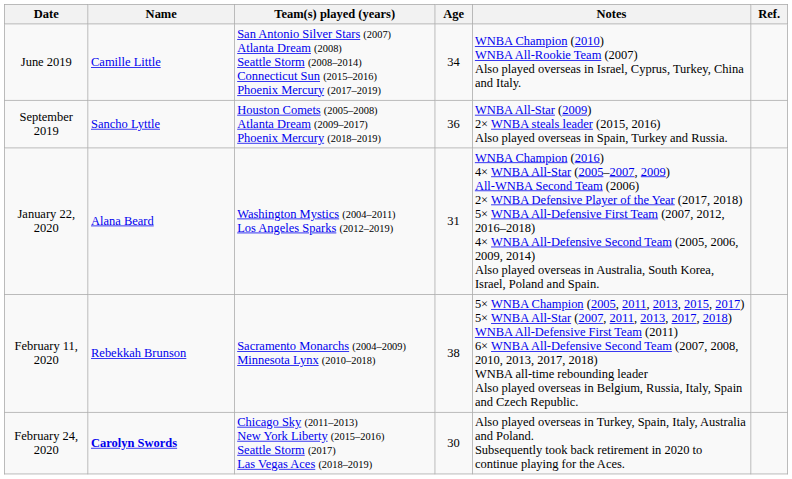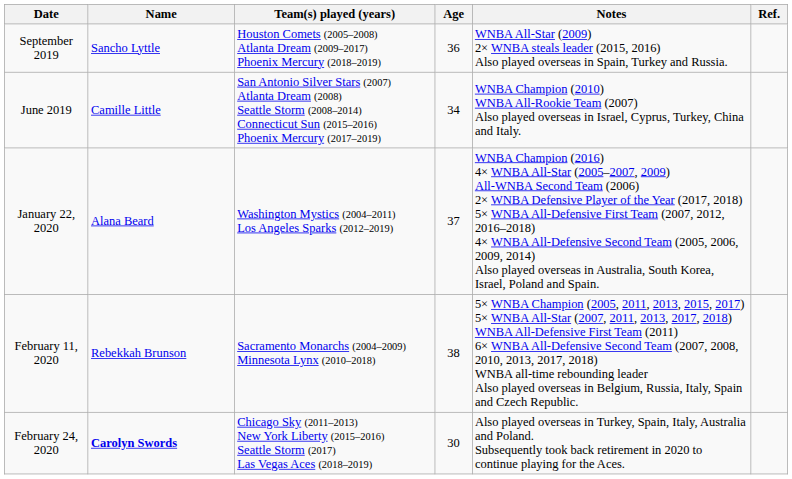rows swapped: (46, 62) <-> (46, 124)
(454, 221) 31 -> (454, 221) 37
